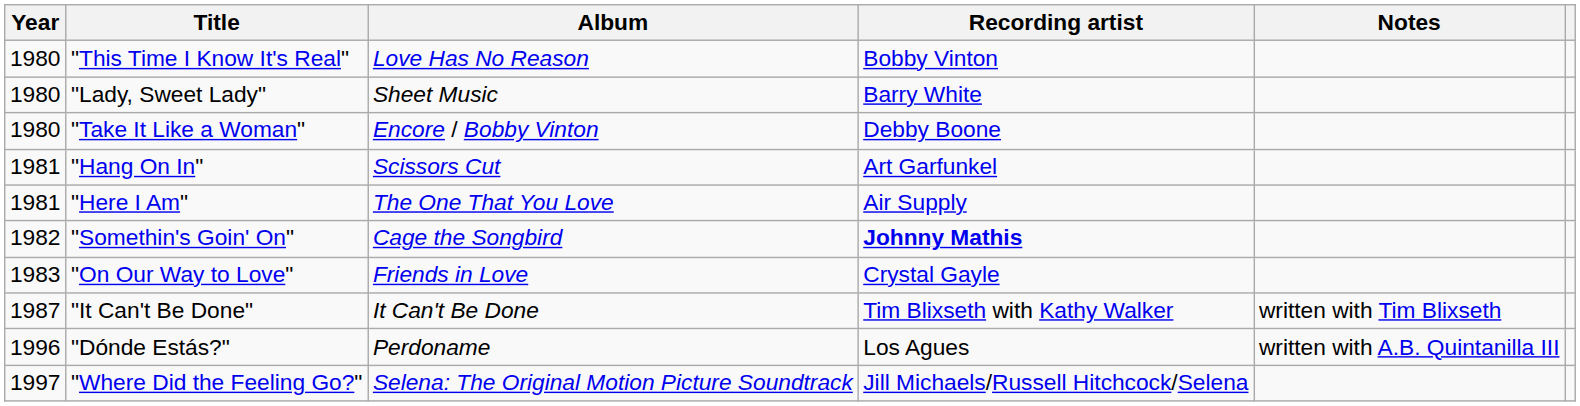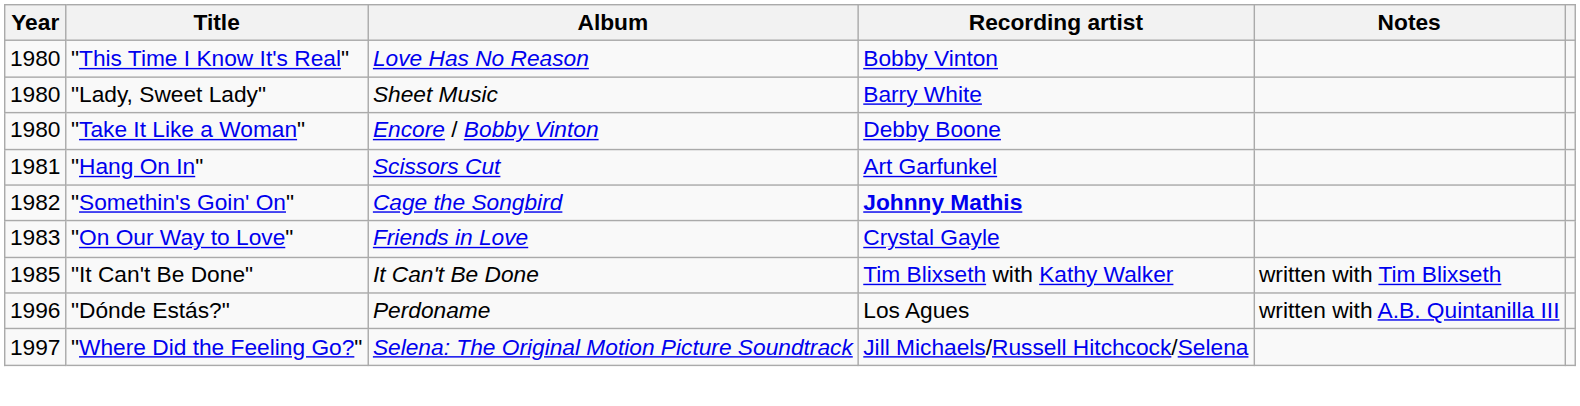- row: (130, 202)
(35, 310) 1987 -> (35, 274) 1985
